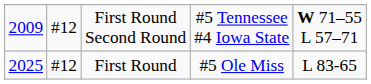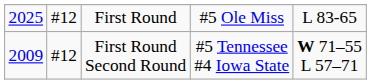rows swapped: (136, 27) <-> (136, 65)
